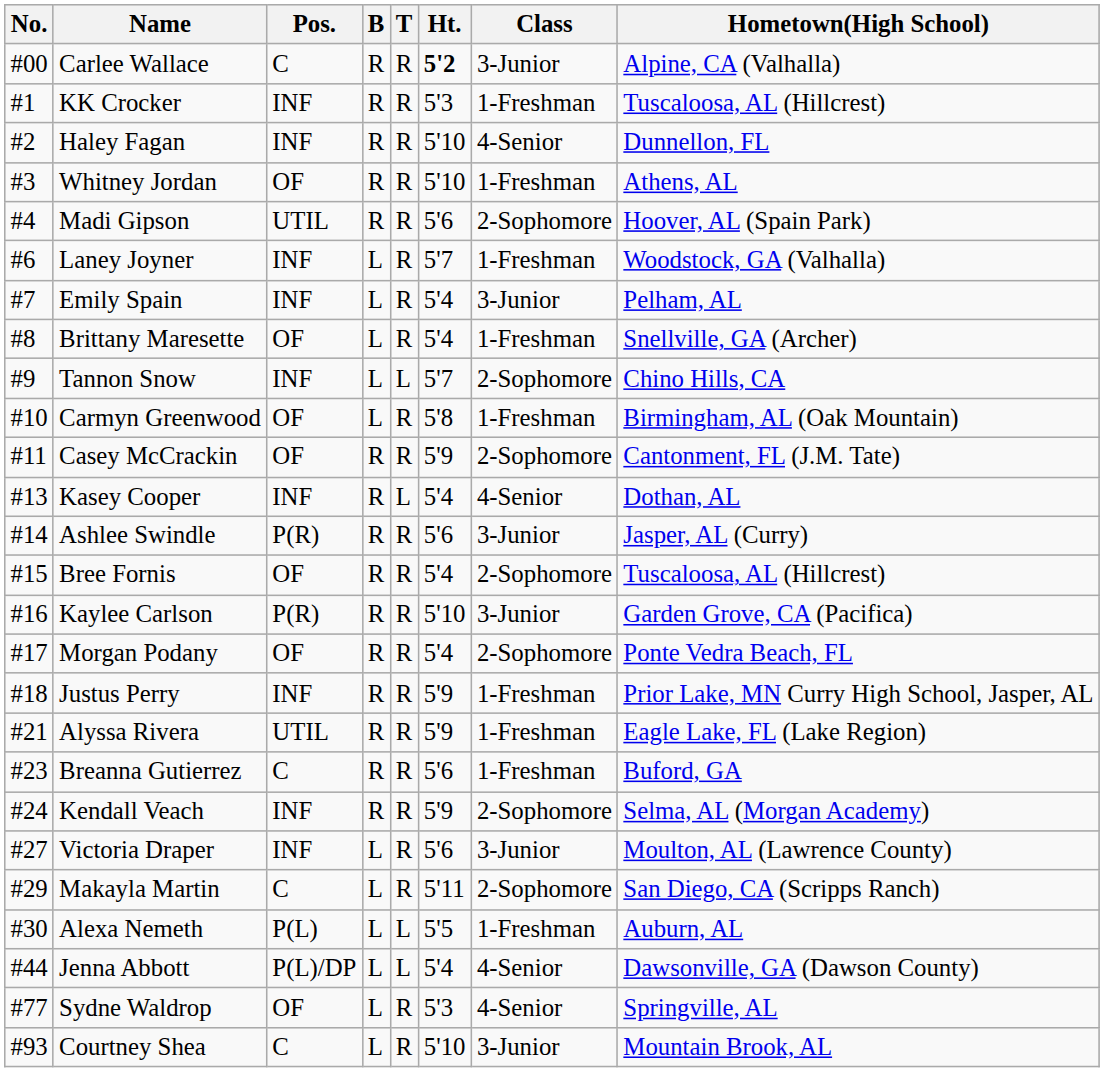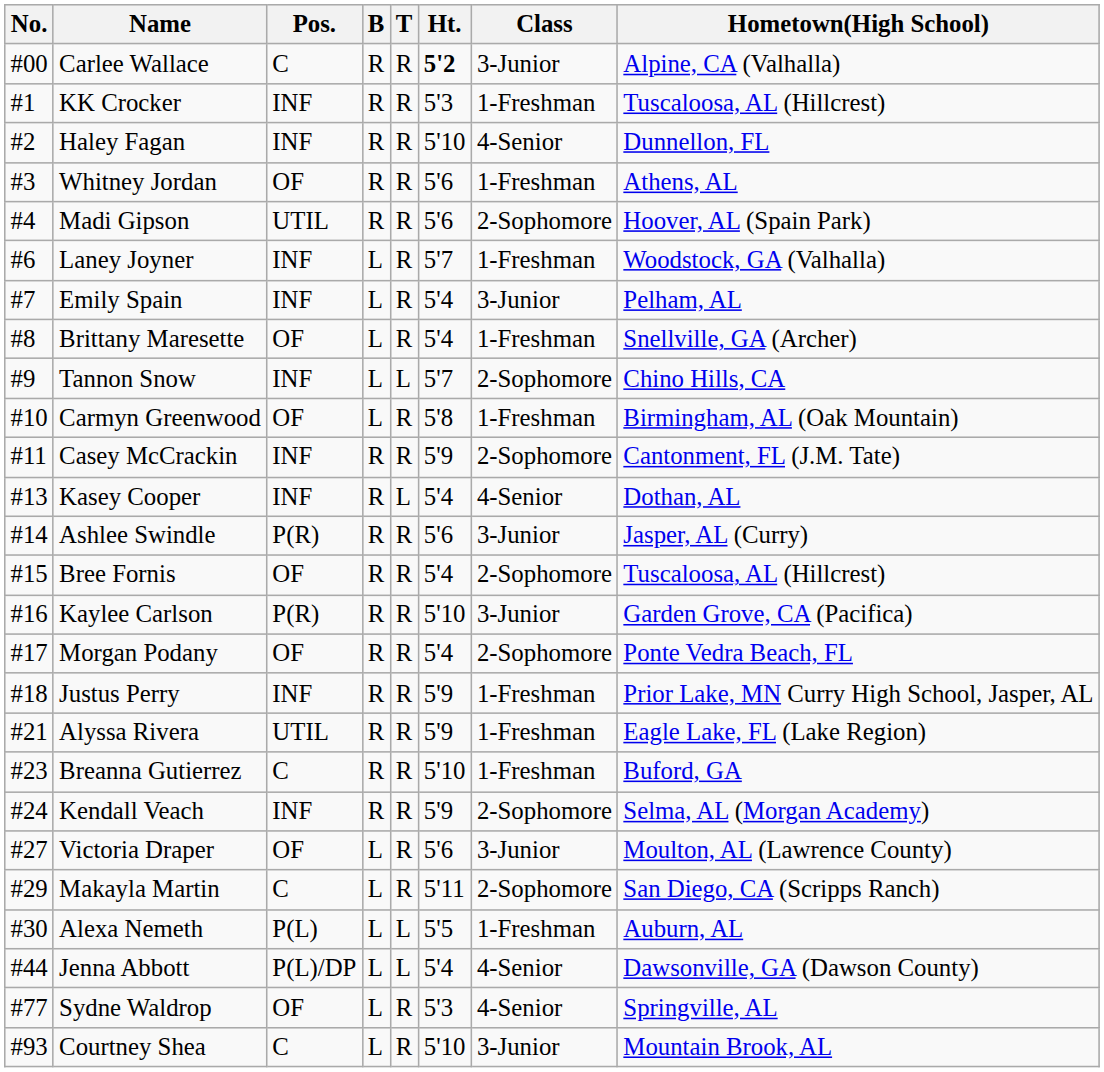(445, 181) 5'10 -> (438, 181) 5'6
(288, 456) OF -> (292, 456) INF
(438, 771) 5'6 -> (445, 771) 5'10
(292, 850) INF -> (288, 850) OF
